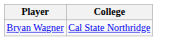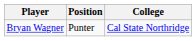+ column: (85, 12)
